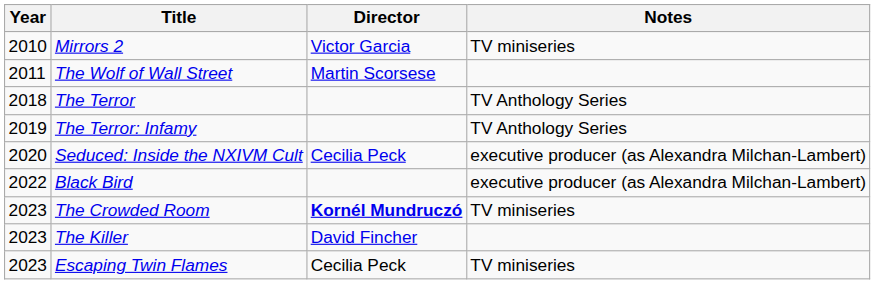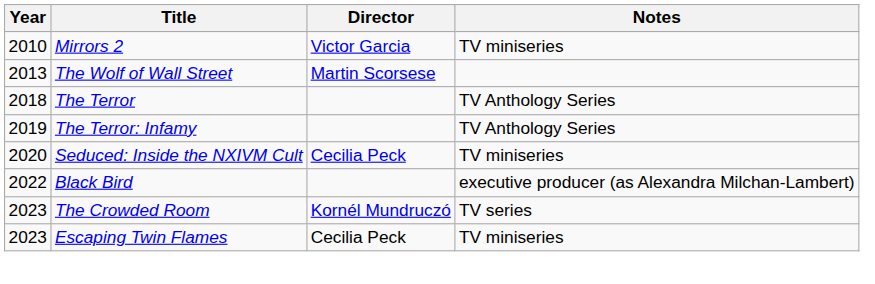(27, 73) 2011 -> (28, 73) 2013
(668, 155) executive producer (as Alexandra Milchan-Lambert) -> (511, 155) TV miniseries
(387, 210) bold -> (381, 210) normal
(523, 210) TV miniseries -> (495, 210) TV series
- row: (91, 237)
